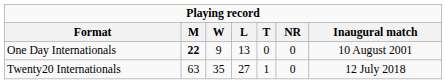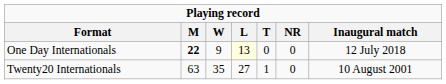(244, 50) no background -> (244, 50) lightyellow background
(375, 50) 10 August 2001 -> (375, 50) 12 July 2018
(375, 69) 12 July 2018 -> (375, 69) 10 August 2001
